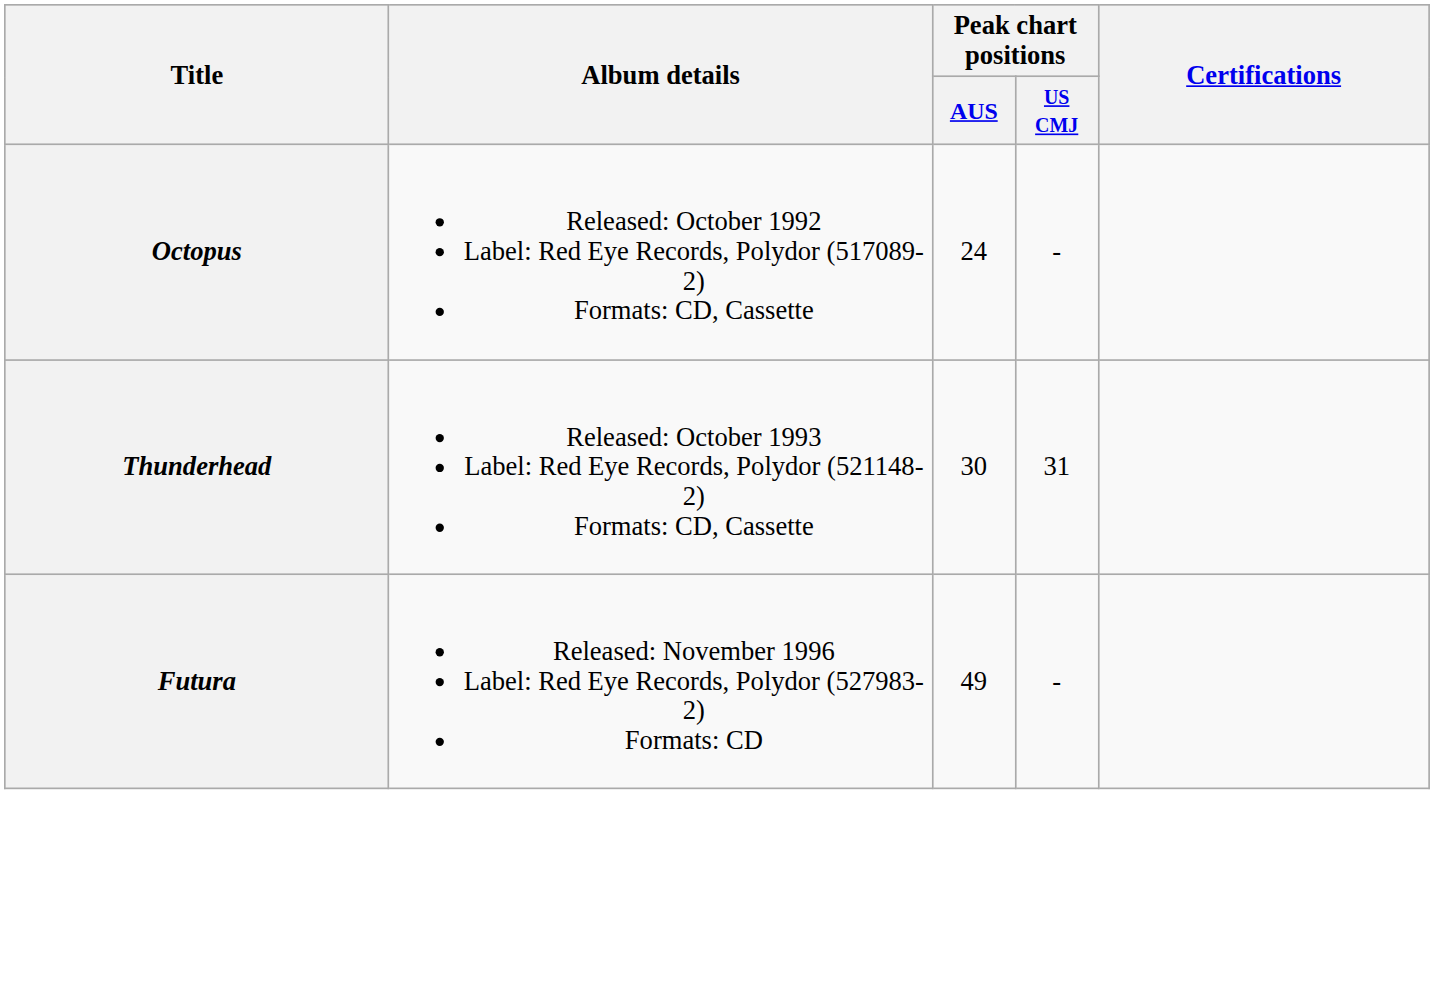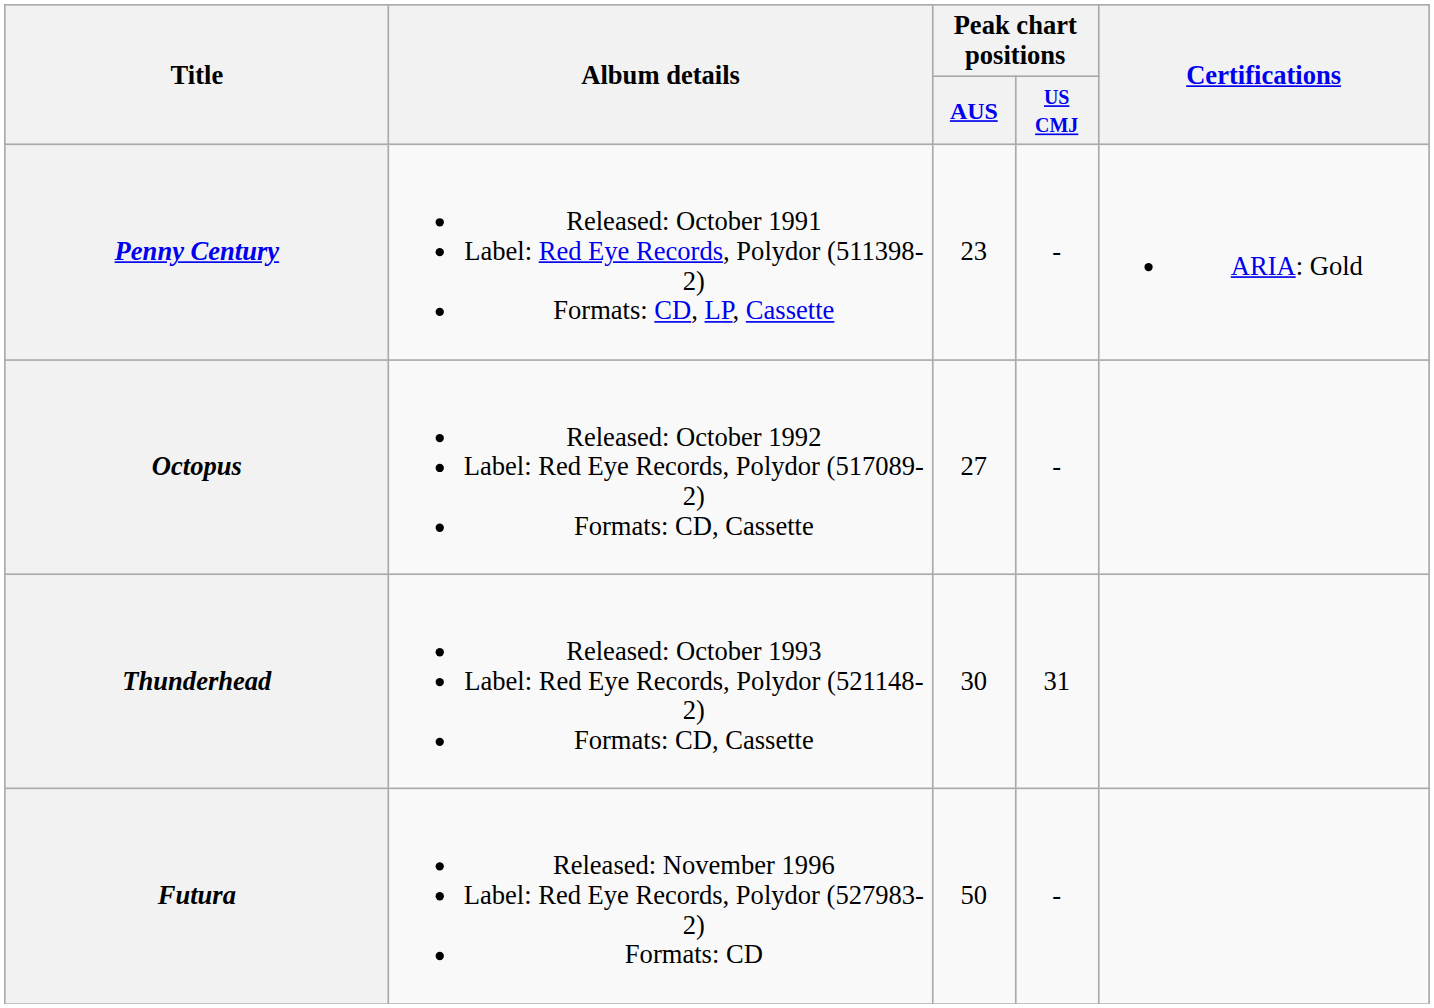+ row: (197, 251)
(974, 251) 24 -> (974, 466) 27
(974, 681) 49 -> (974, 895) 50
